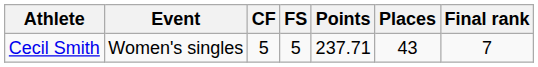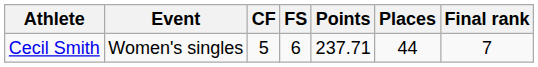(296, 48) 5 -> (296, 48) 6
(408, 48) 43 -> (408, 48) 44
